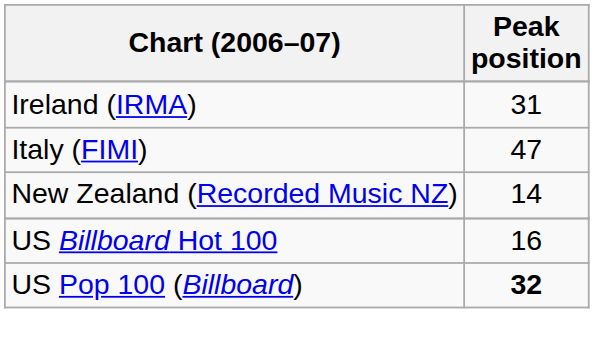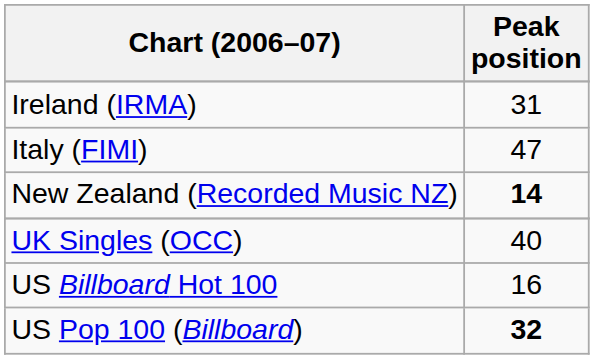(526, 194) normal -> (526, 194) bold
+ row: (127, 239)
